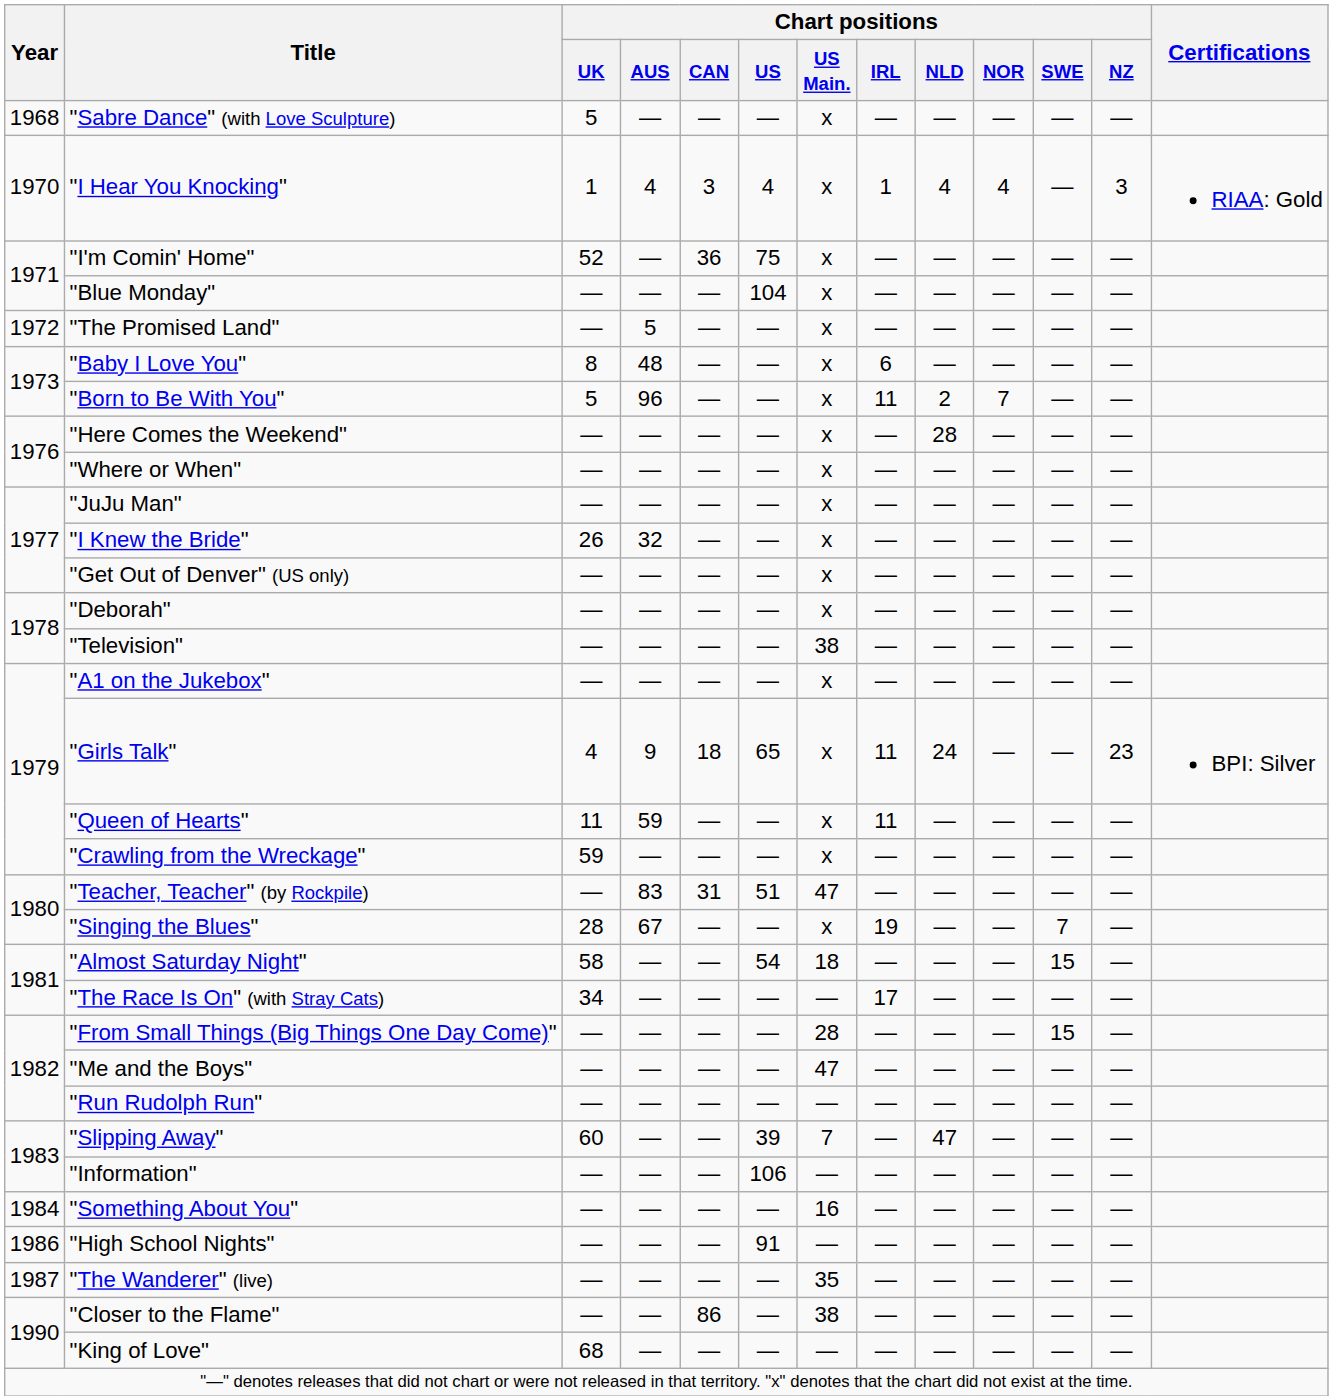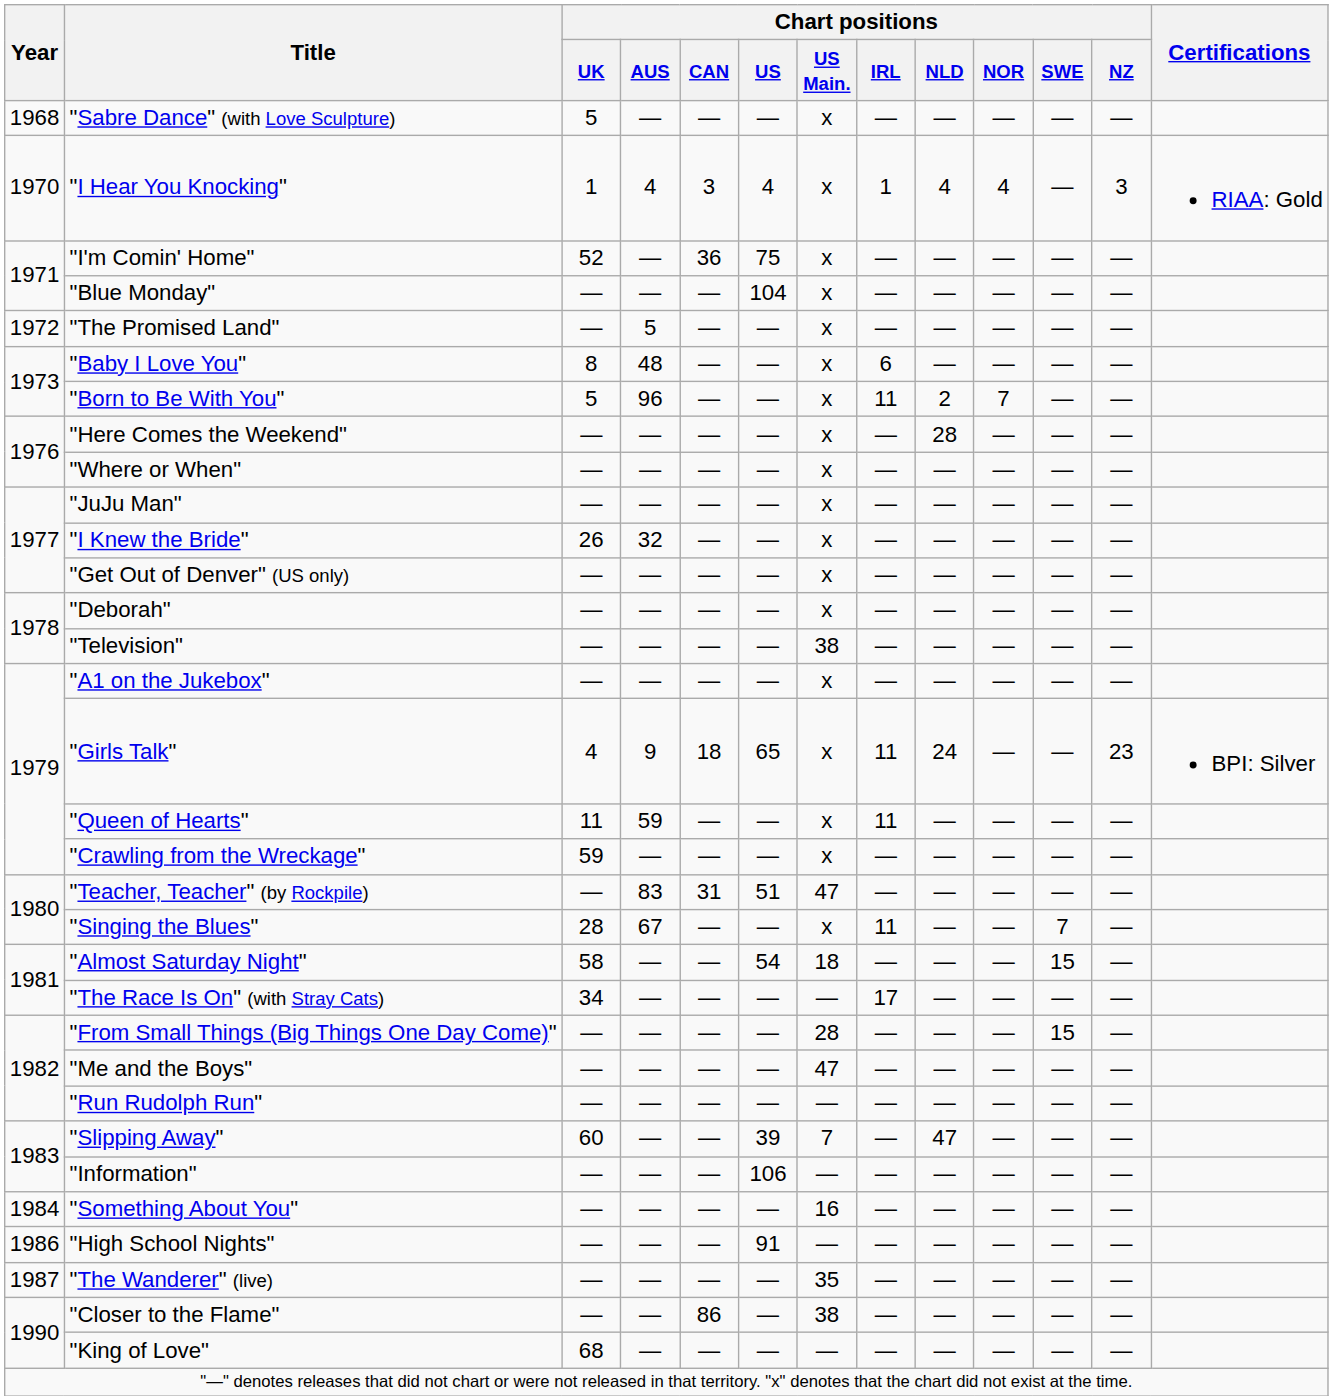(886, 926) 19 -> (886, 926) 11
